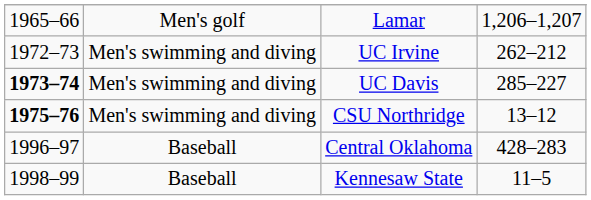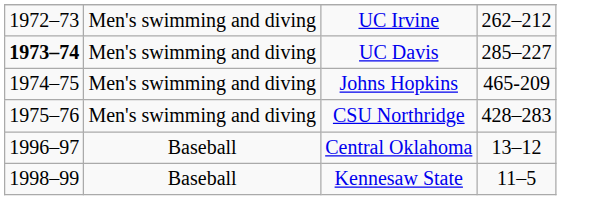- row: (399, 20)
+ row: (399, 83)
(44, 115) bold -> (44, 115) normal
(532, 115) 13–12 -> (517, 115) 428–283
(532, 147) 428–283 -> (517, 147) 13–12
